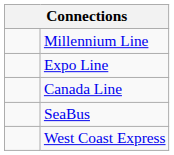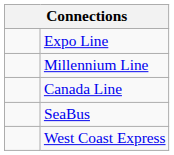rows swapped: (76, 65) <-> (96, 41)
